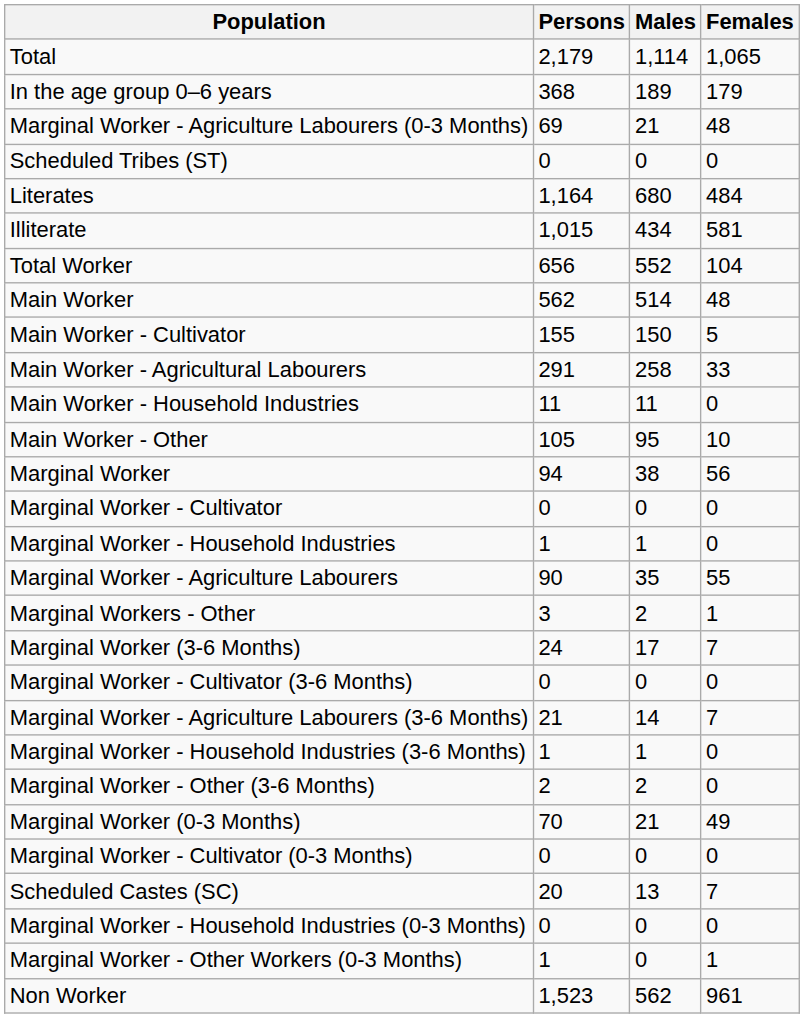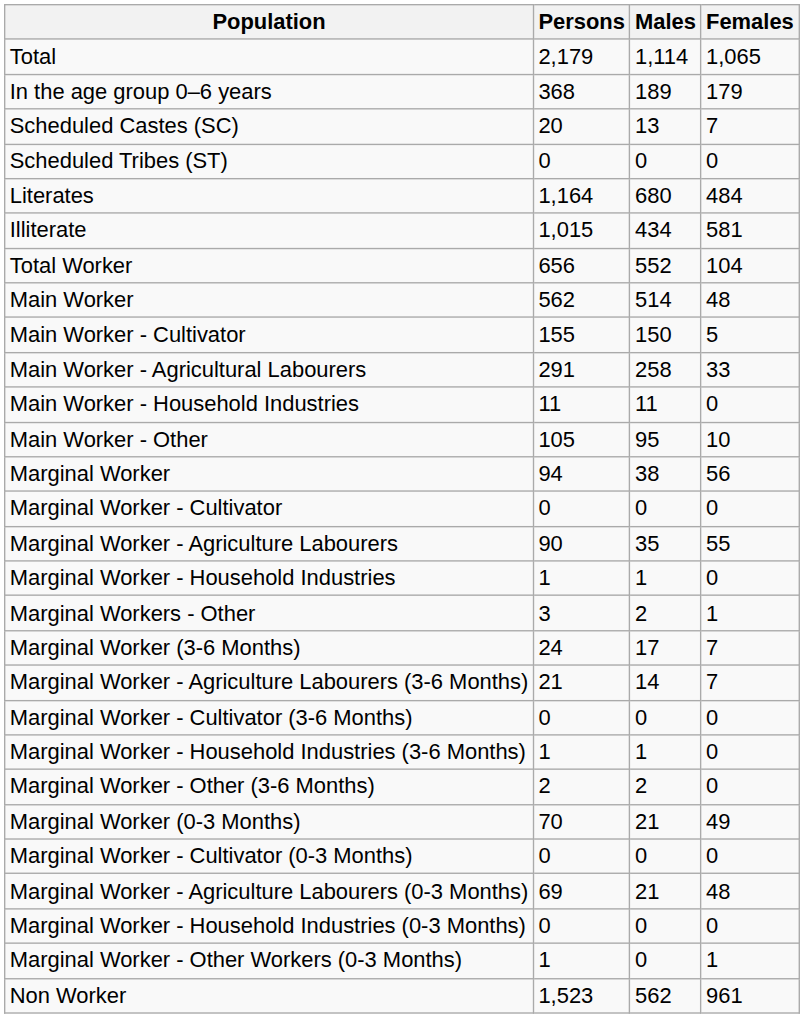rows swapped: (124, 890) <-> (269, 126)
rows swapped: (204, 578) <-> (203, 543)
rows swapped: (211, 682) <-> (269, 717)
